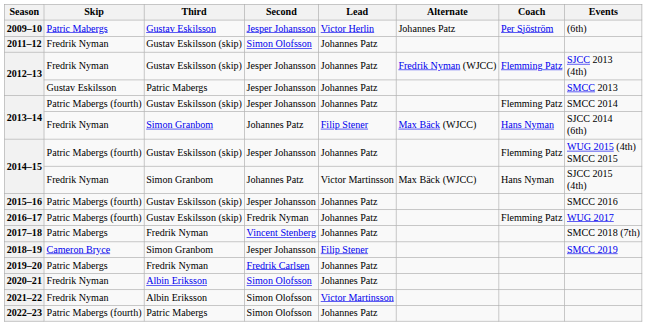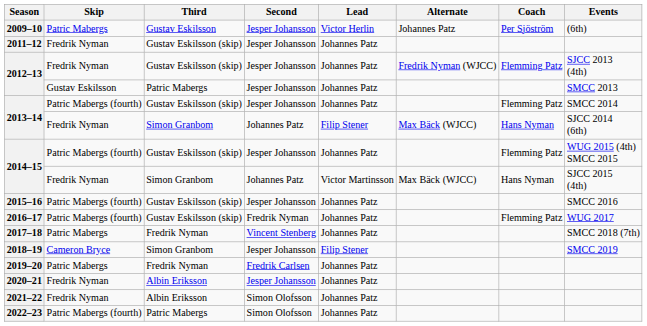(279, 44) Simon Olofsson -> (281, 44) Jesper Johansson
(279, 281) Simon Olofsson -> (281, 281) Jesper Johansson
(357, 297) Victor Martinsson -> (349, 297) Johannes Patz
